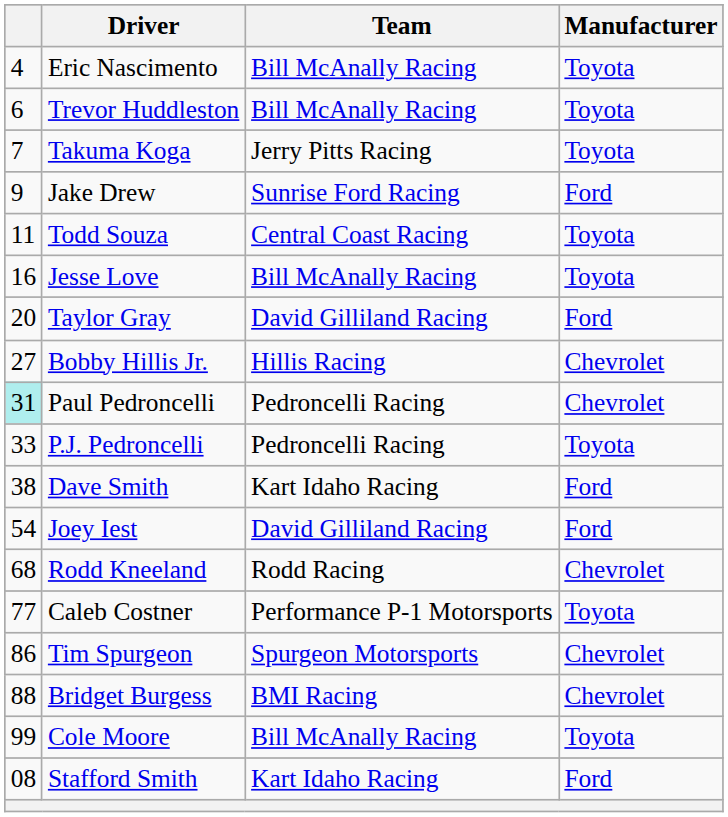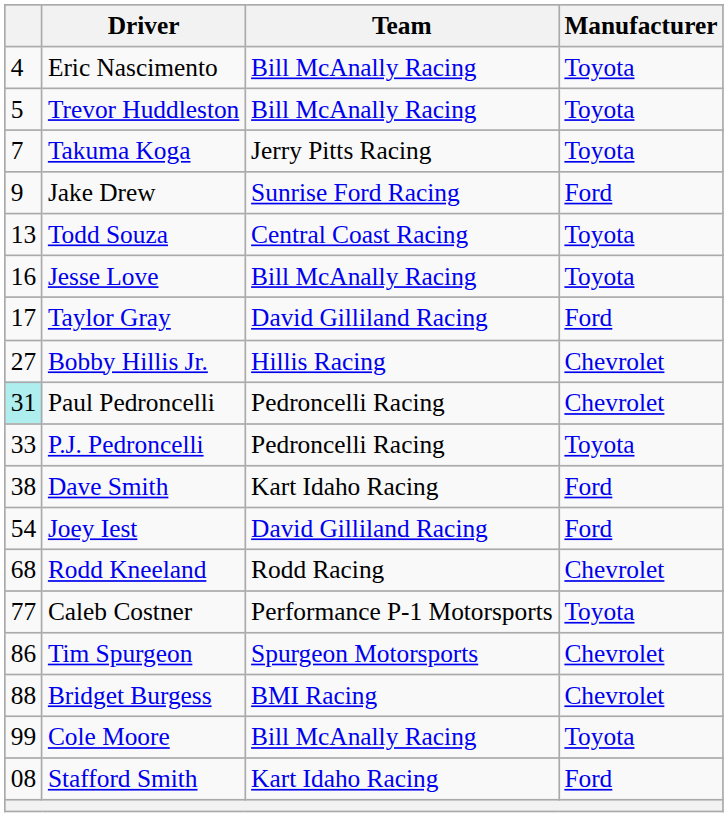(17, 109) 6 -> (17, 109) 5
(23, 234) 11 -> (23, 234) 13
(23, 318) 20 -> (23, 318) 17
